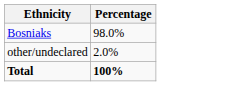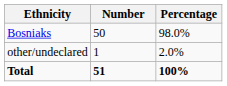+ column: (123, 14)
